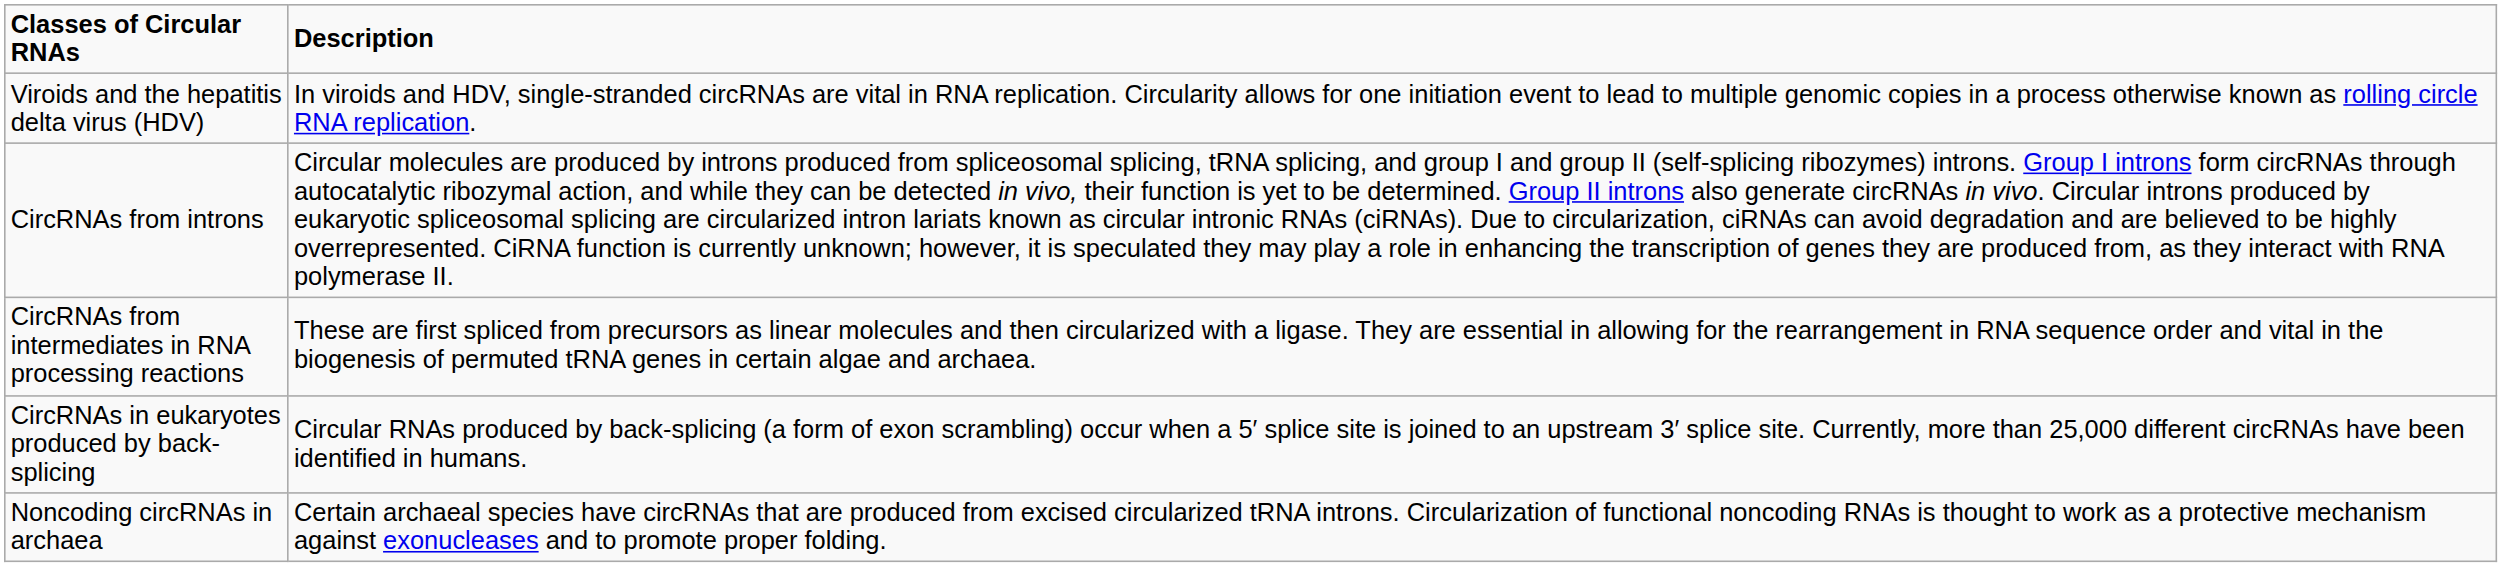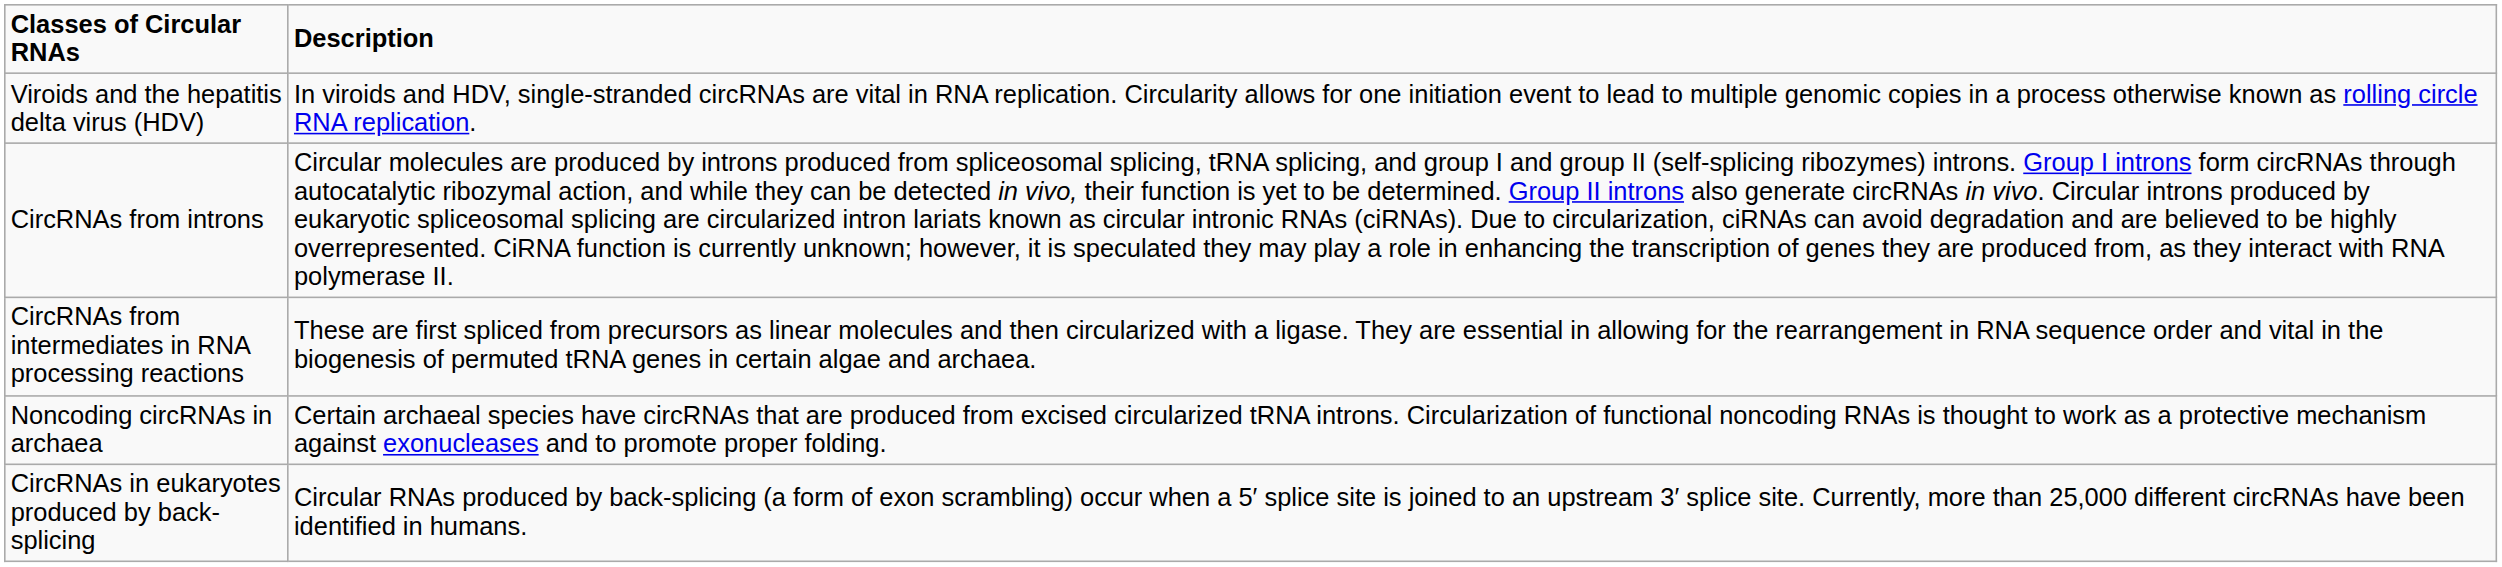rows swapped: (141, 526) <-> (146, 443)
